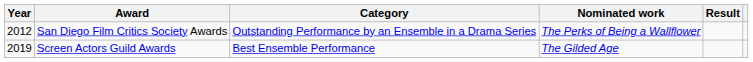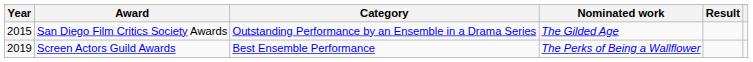(19, 31) 2012 -> (19, 31) 2015
(621, 31) The Perks of Being a Wallflower -> (580, 31) The Gilded Age
(580, 48) The Gilded Age -> (621, 48) The Perks of Being a Wallflower
